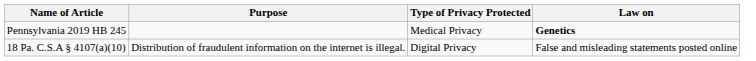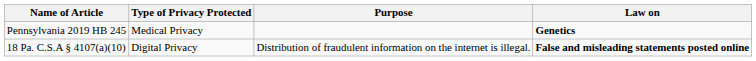columns swapped: (268, 13) <-> (470, 13)
(636, 47) normal -> (642, 47) bold
